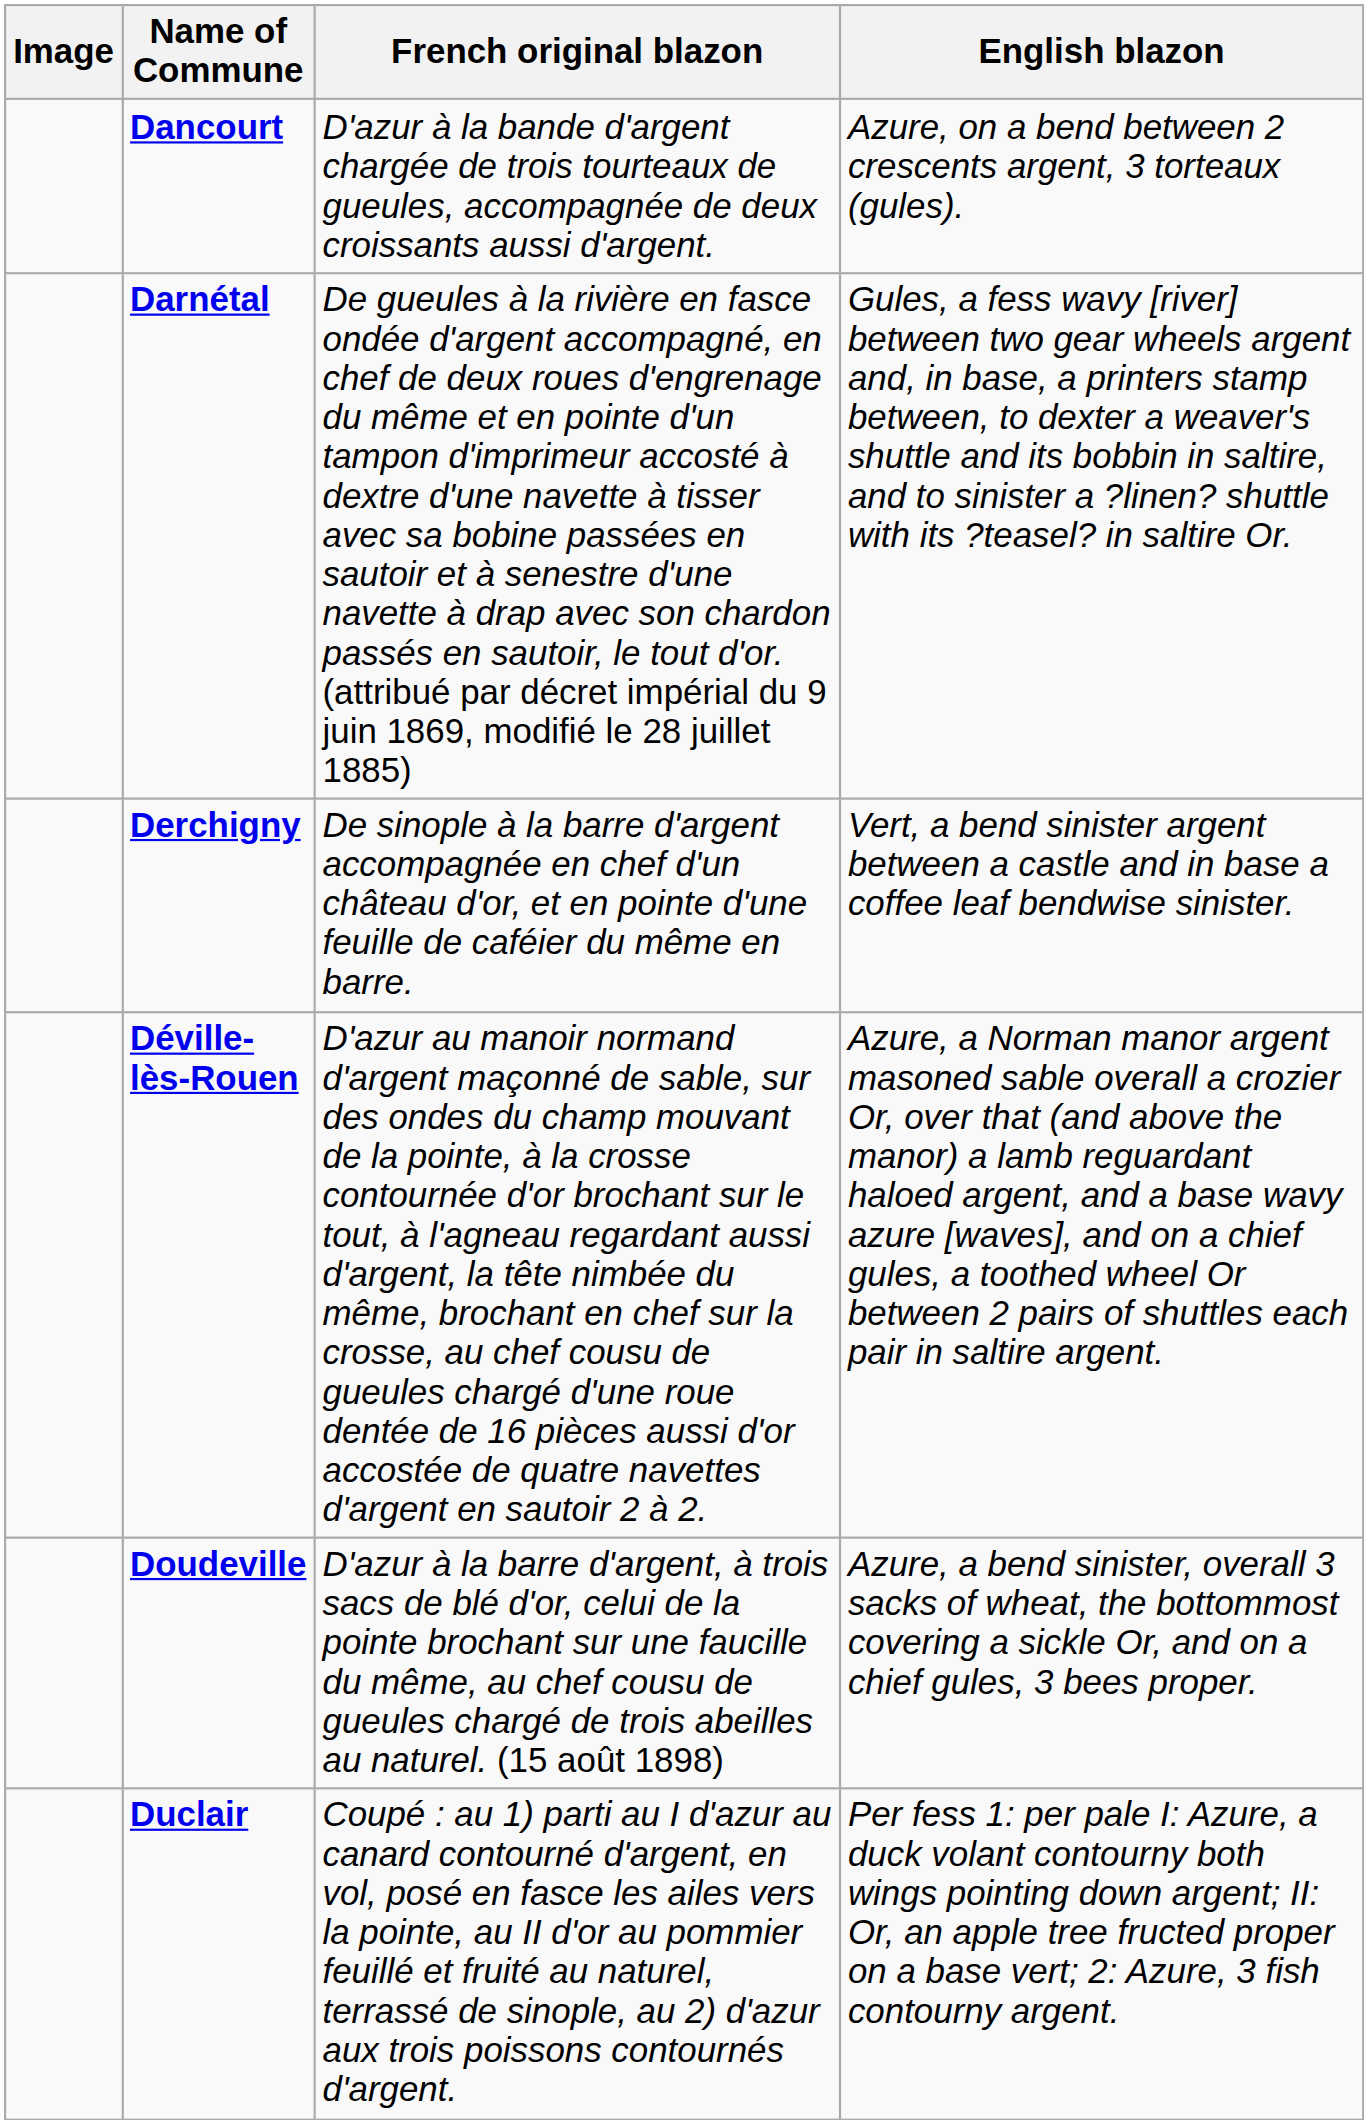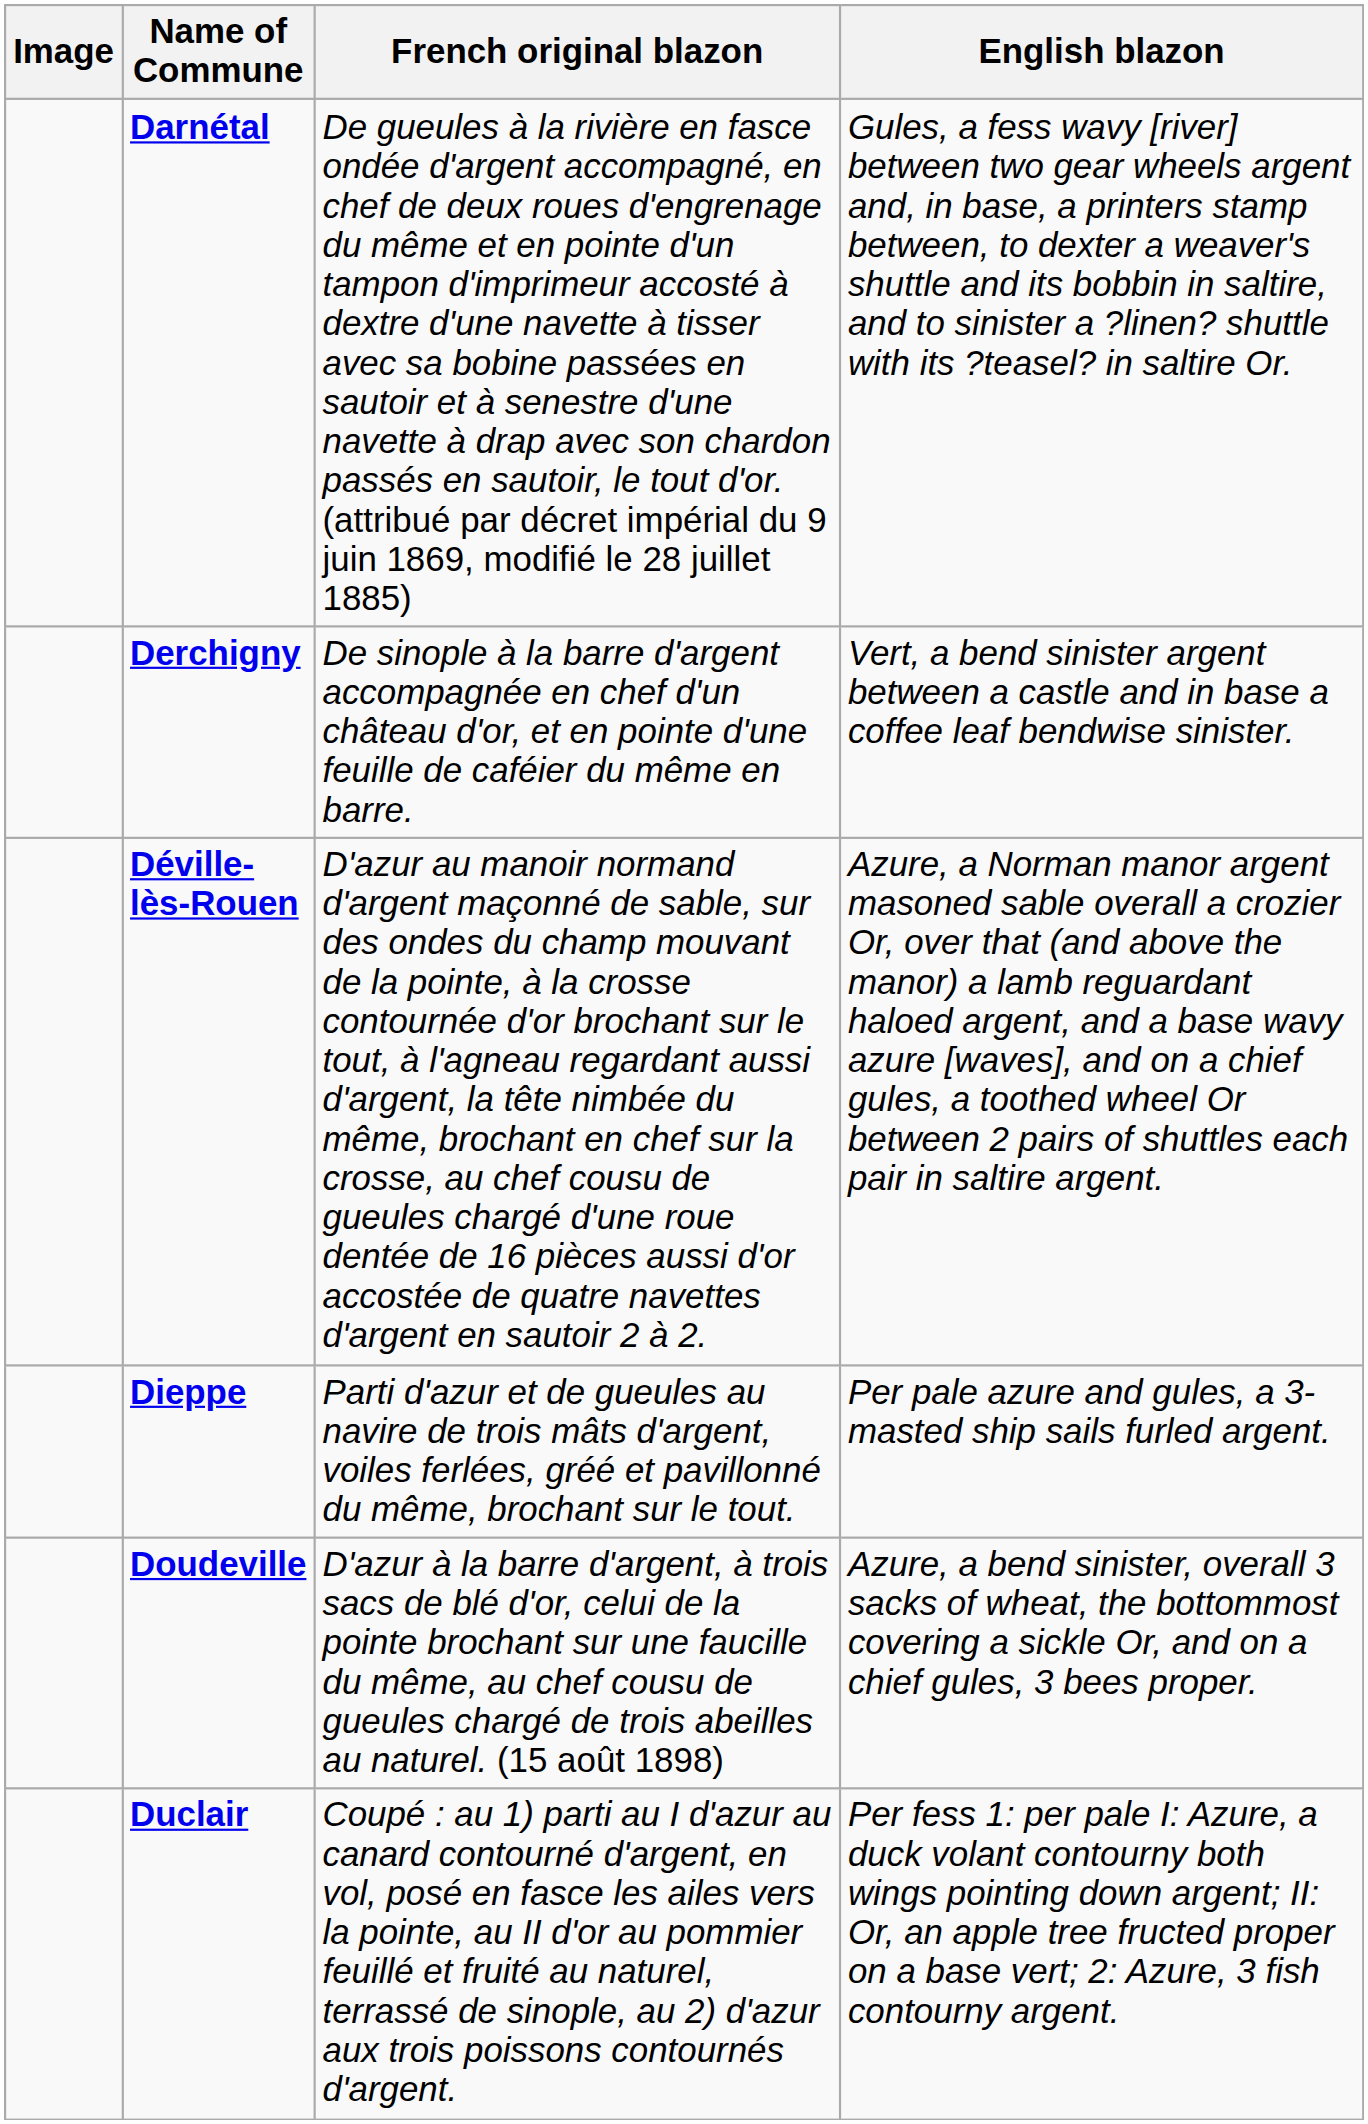- row: (207, 126)
+ row: (188, 1391)
